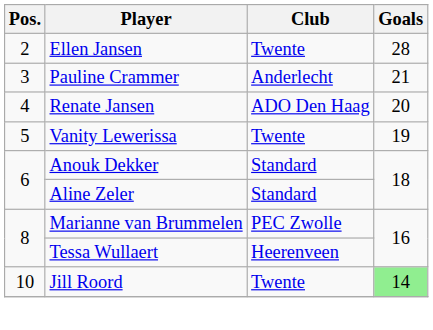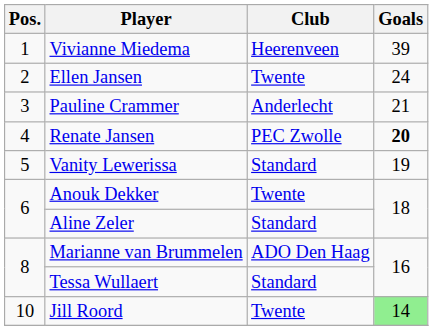+ row: (120, 48)
(401, 48) 28 -> (401, 77) 24
(310, 106) ADO Den Haag -> (296, 135) PEC Zwolle
(401, 106) normal -> (401, 135) bold
(278, 135) Twente -> (284, 164) Standard
(284, 164) Standard -> (278, 194) Twente
(296, 223) PEC Zwolle -> (310, 252) ADO Den Haag
(295, 252) Heerenveen -> (284, 281) Standard
